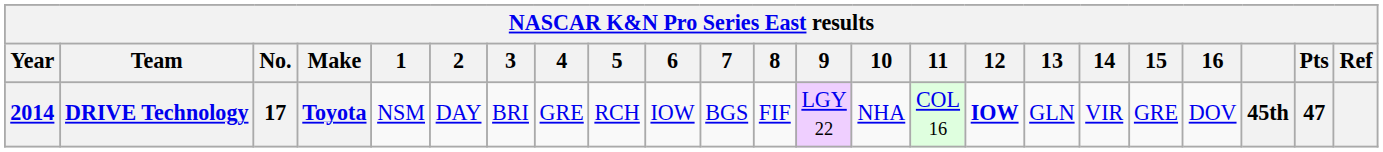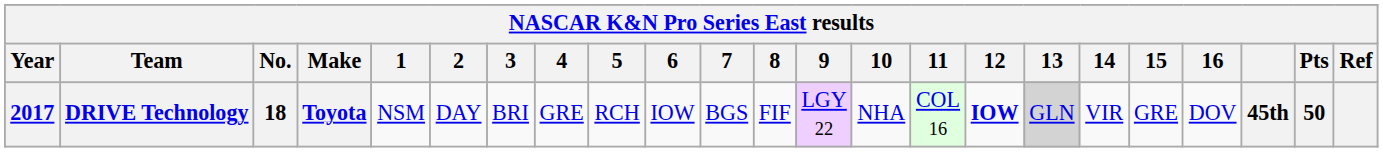(32, 113) 2014 -> (32, 113) 2017
(275, 113) 17 -> (275, 113) 18
(1052, 113) no background -> (1052, 113) lightgrey background
(1314, 113) 47 -> (1314, 113) 50
